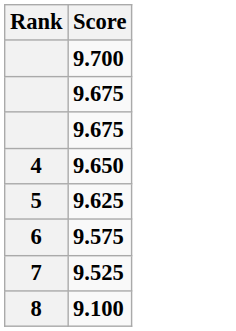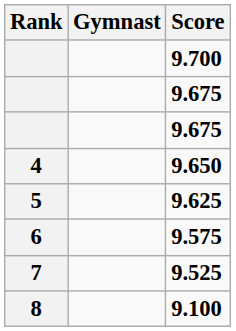+ column: (117, 22)
